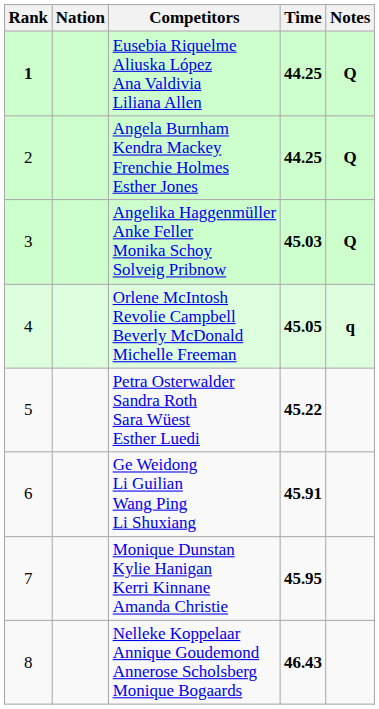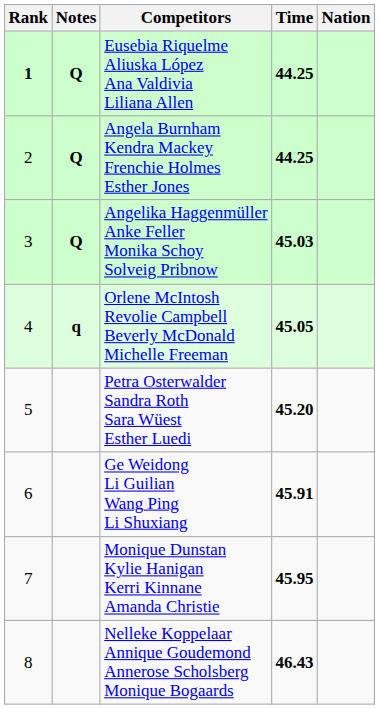columns swapped: (80, 17) <-> (350, 17)
(303, 410) 45.22 -> (295, 410) 45.20
